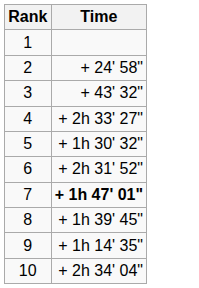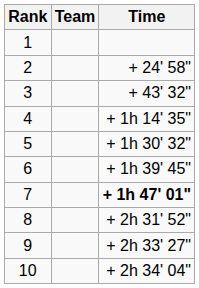+ column: (75, 17)
(101, 118) + 2h 33' 27" -> (149, 118) + 1h 14' 35"
(101, 169) + 2h 31' 52" -> (149, 169) + 1h 39' 45"
(101, 220) + 1h 39' 45" -> (149, 220) + 2h 31' 52"
(101, 245) + 1h 14' 35" -> (149, 245) + 2h 33' 27"
